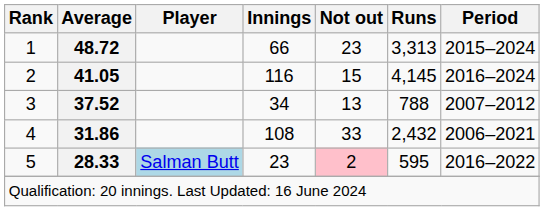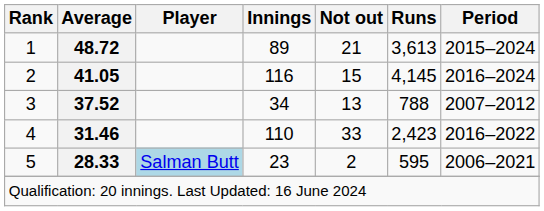(279, 47) 66 -> (279, 47) 89
(351, 47) 23 -> (351, 47) 21
(414, 47) 3,313 -> (414, 47) 3,613
(97, 133) 31.86 -> (97, 133) 31.46
(279, 133) 108 -> (279, 133) 110
(414, 133) 2,432 -> (414, 133) 2,423
(490, 133) 2006–2021 -> (490, 133) 2016–2022
(351, 162) pink background -> (351, 162) no background
(490, 162) 2016–2022 -> (490, 162) 2006–2021
